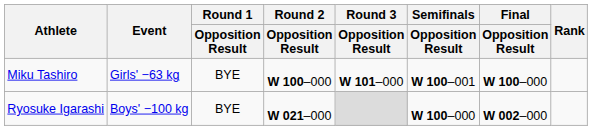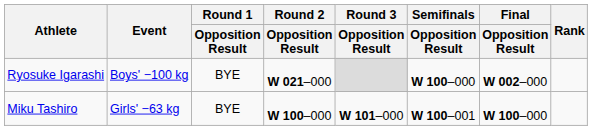rows swapped: (56, 109) <-> (42, 75)
